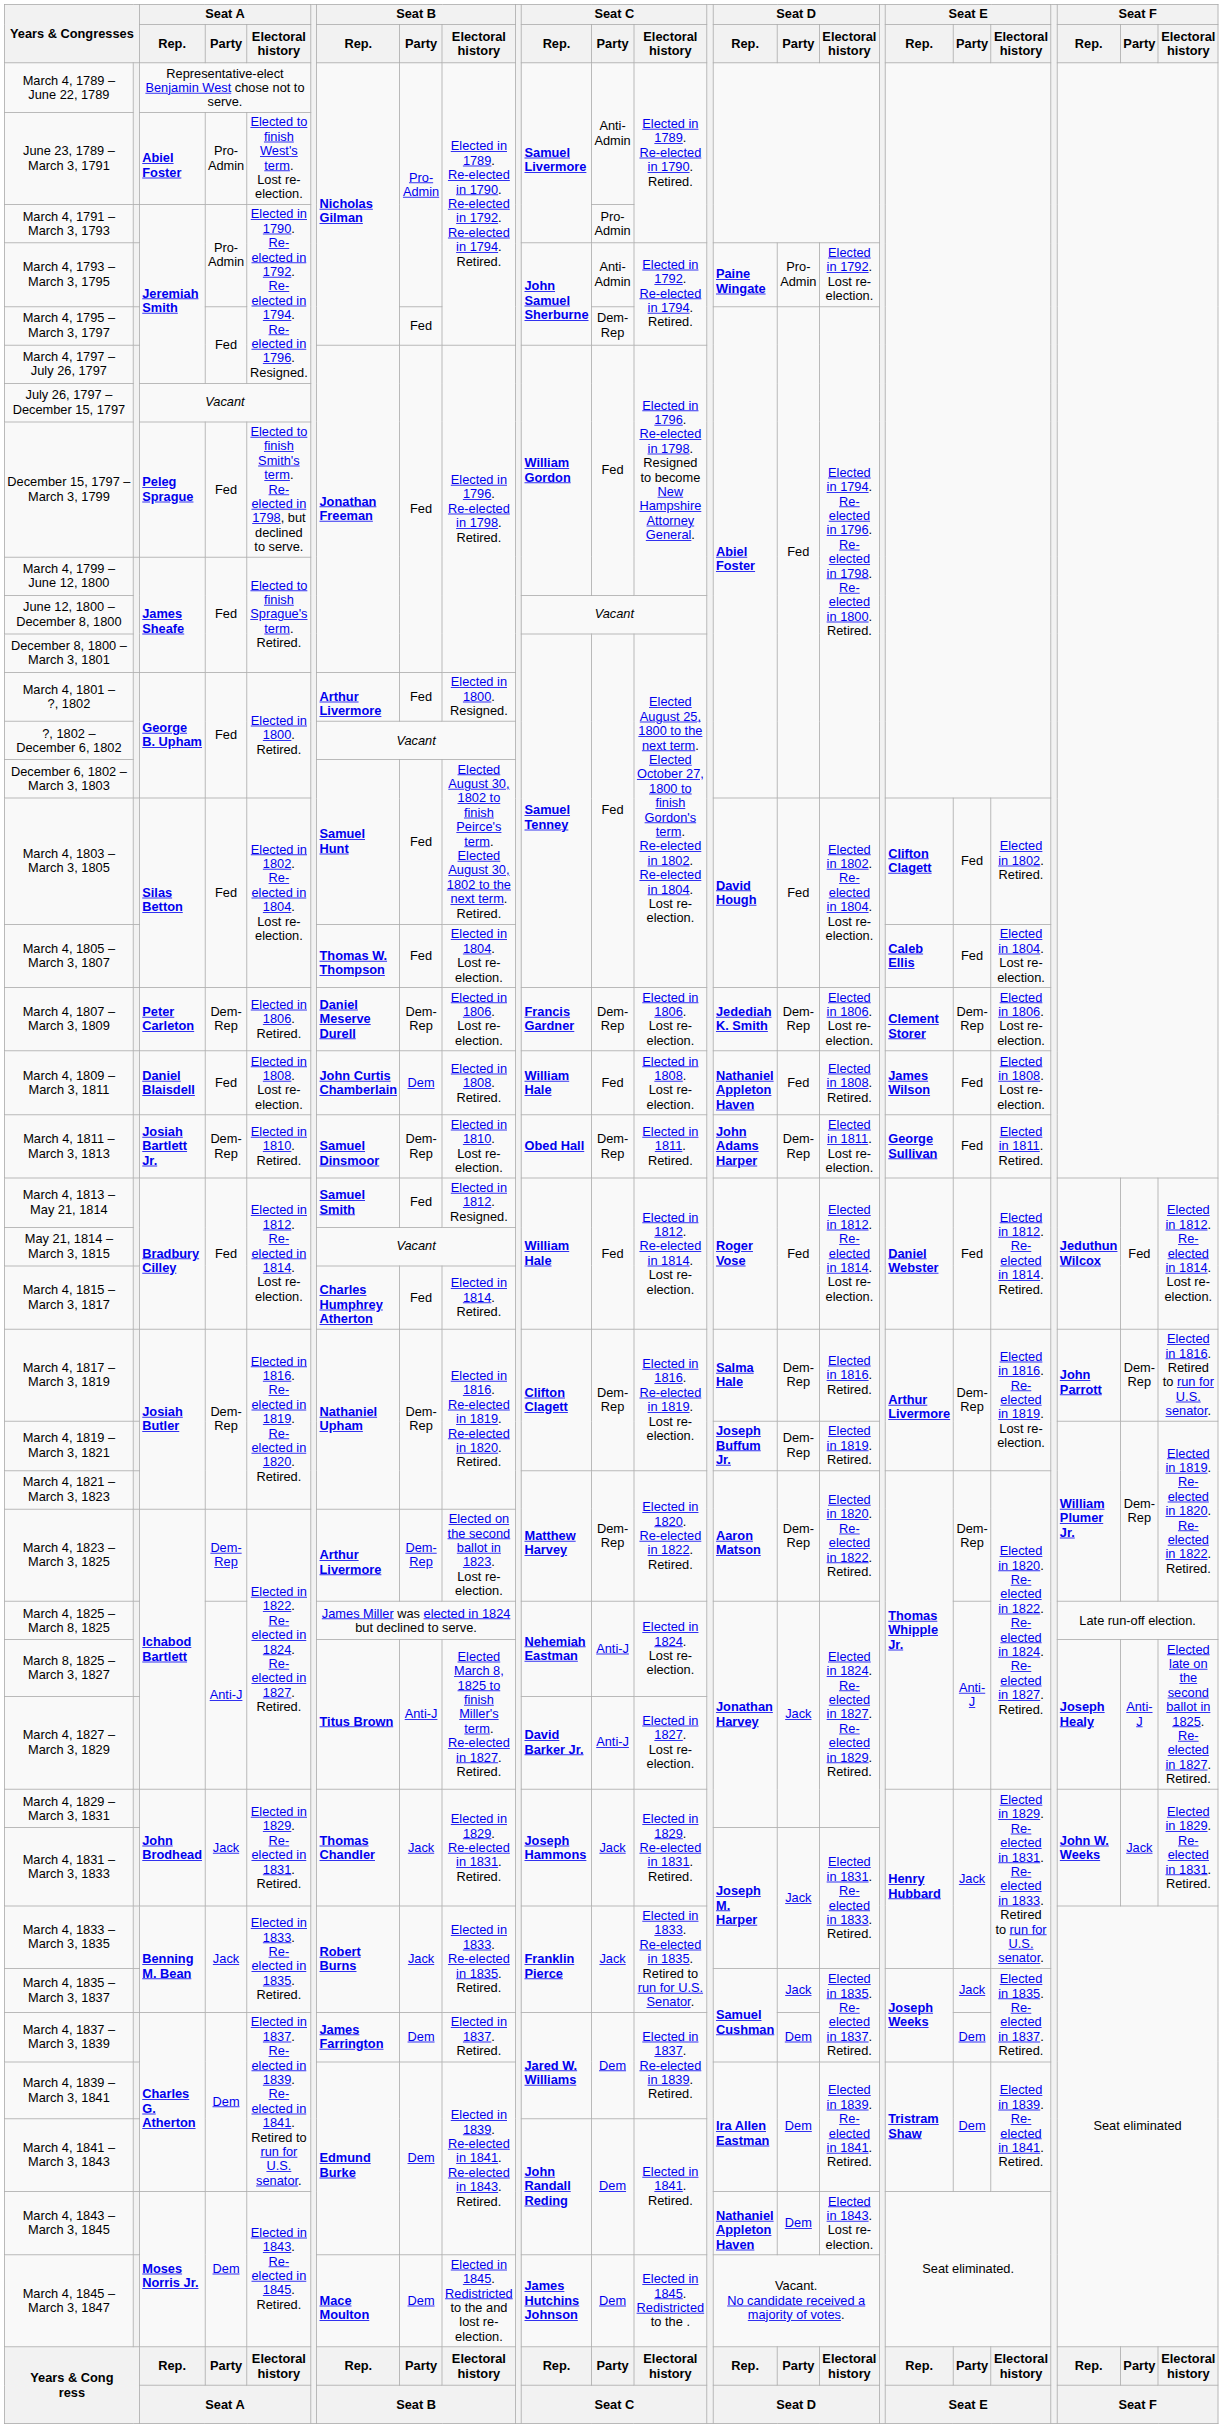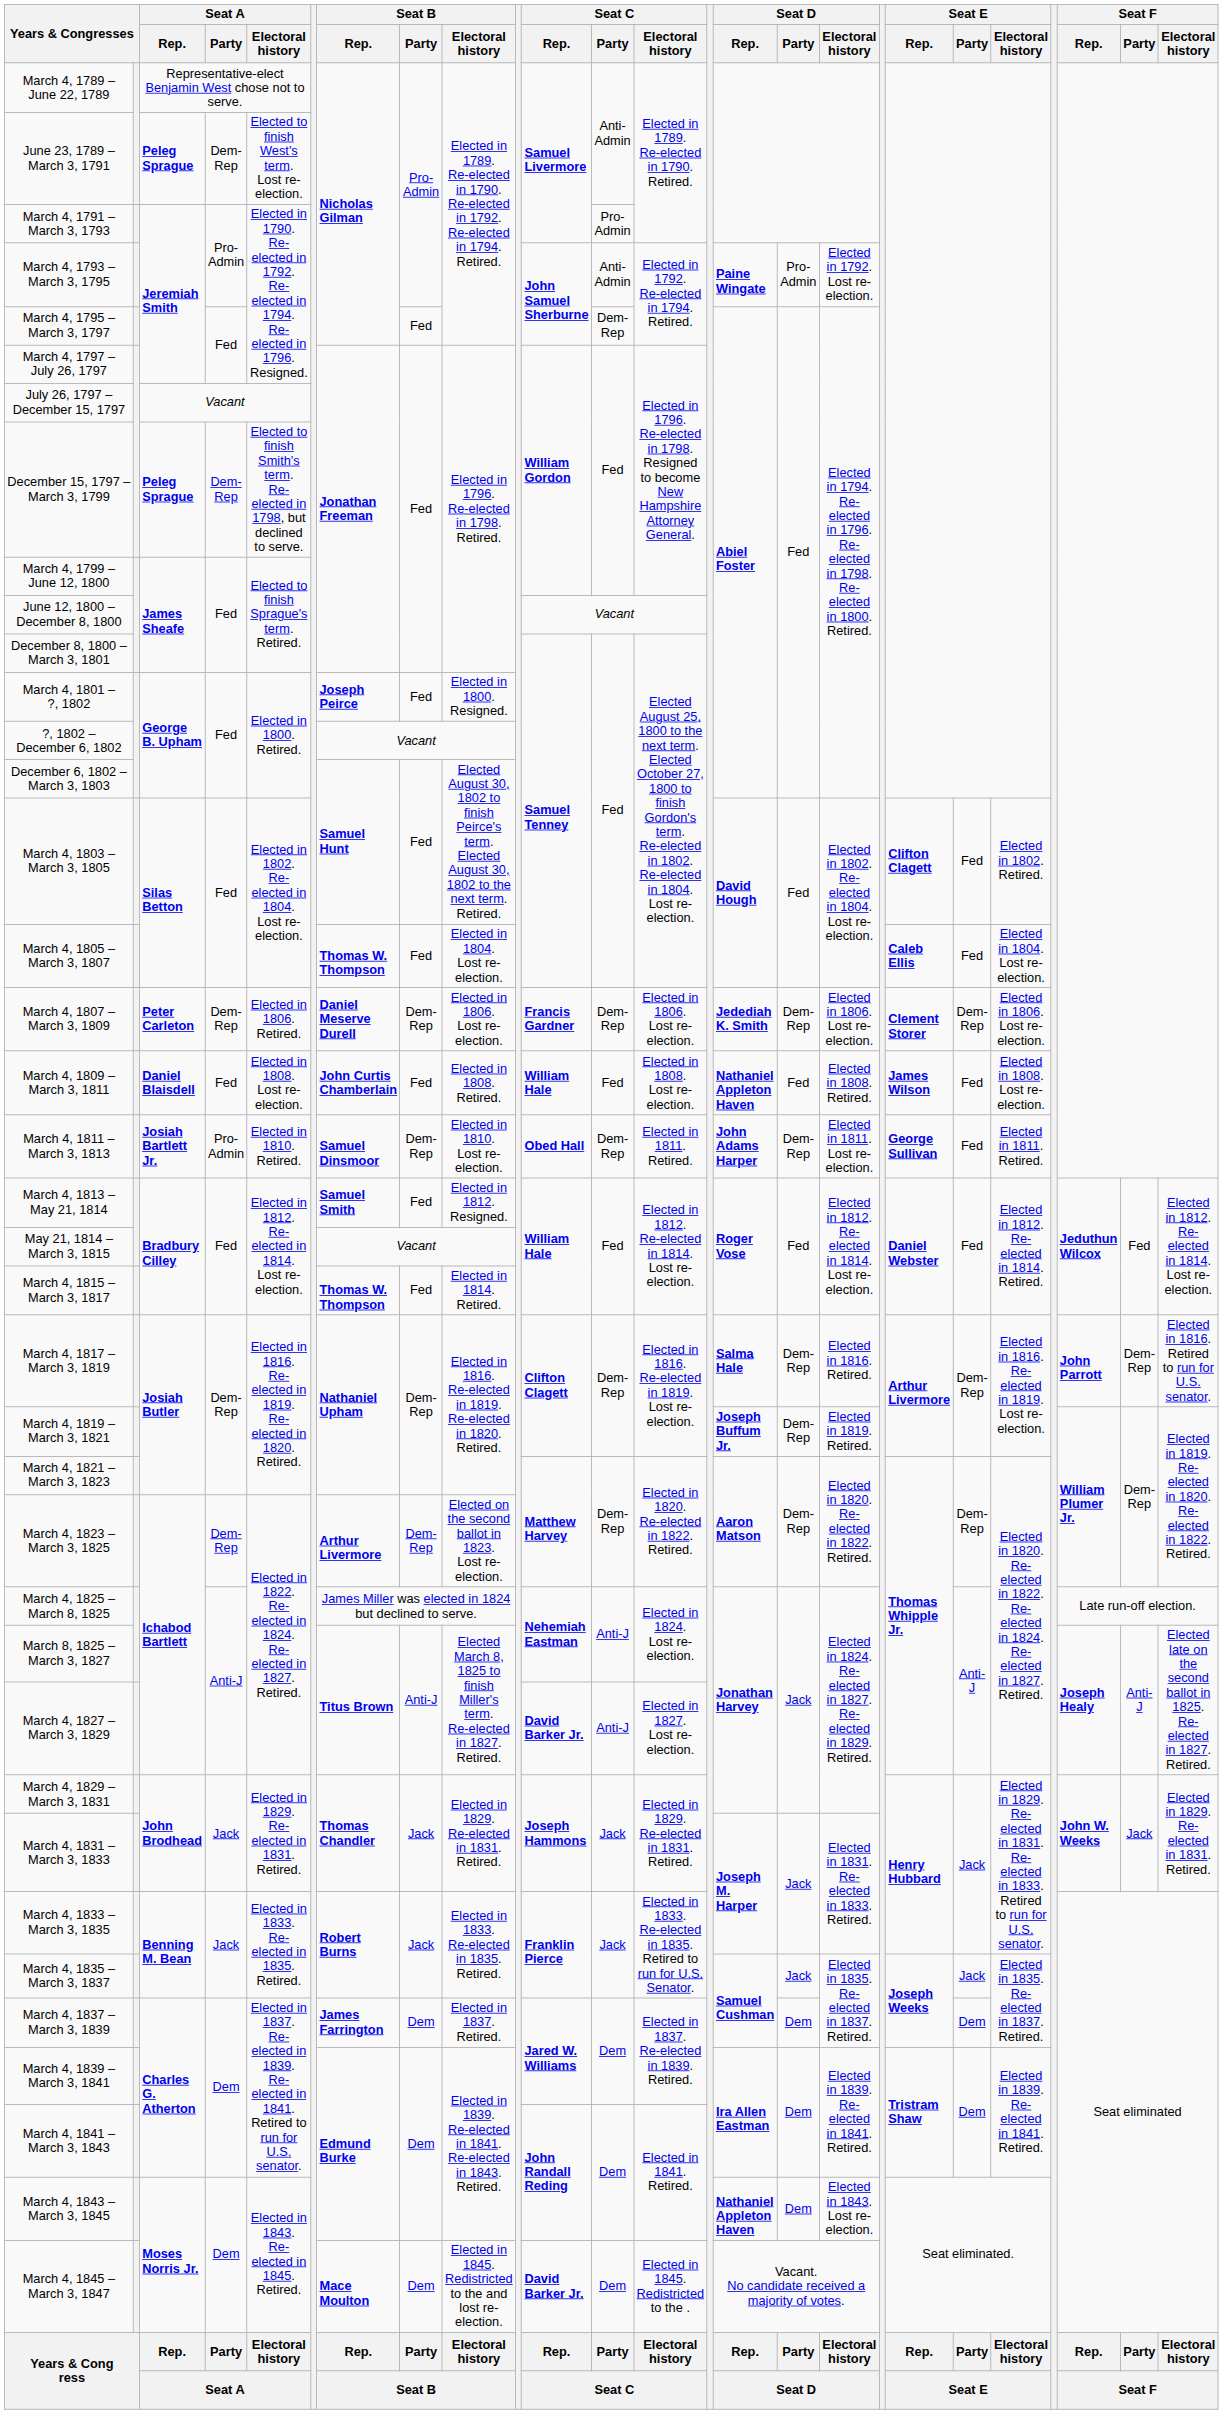(162, 165) Abiel Foster -> (168, 158) Peleg Sprague
(226, 158) Pro-Admin -> (226, 158) Dem-Rep
(226, 489) Fed -> (226, 489) Dem-Rep
(350, 704) Arthur Livermore -> (342, 696) Joseph Peirce
(421, 1082) Dem -> (421, 1082) Fed
(226, 1146) Dem-Rep -> (226, 1146) Pro-Admin
(351, 1304) Charles Humphrey Atherton -> (353, 1297) Thomas W. Thompson
(552, 2300) James Hutchins Johnson -> (554, 2286) David Barker Jr.
